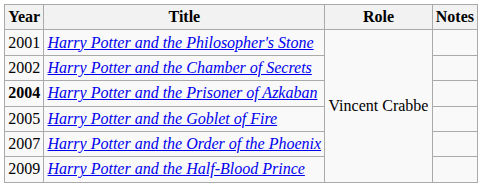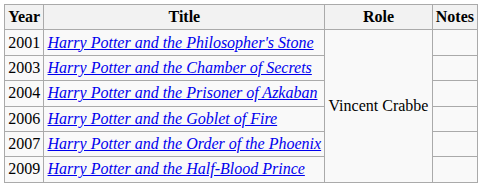(24, 67) 2002 -> (24, 67) 2003
(24, 93) bold -> (24, 93) normal
(24, 118) 2005 -> (24, 118) 2006
